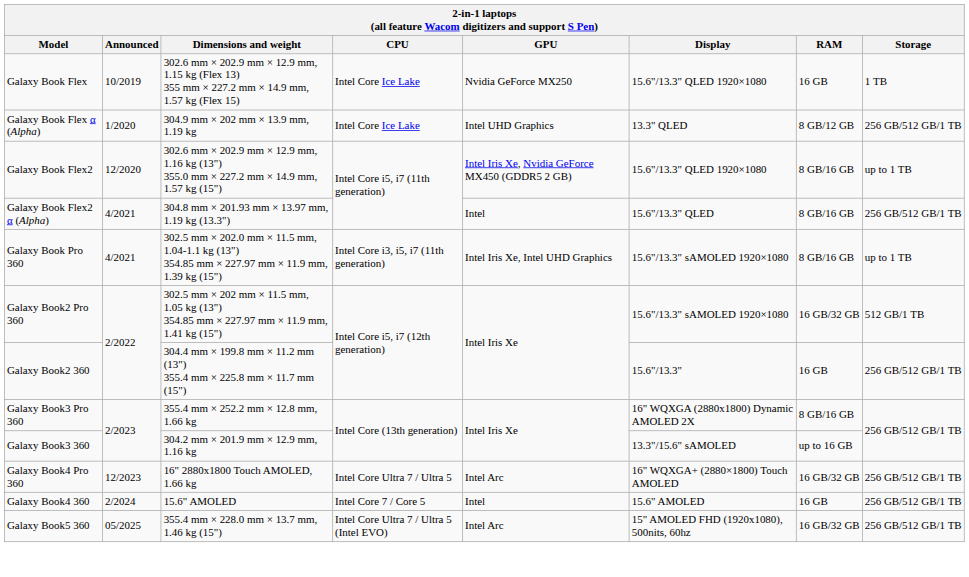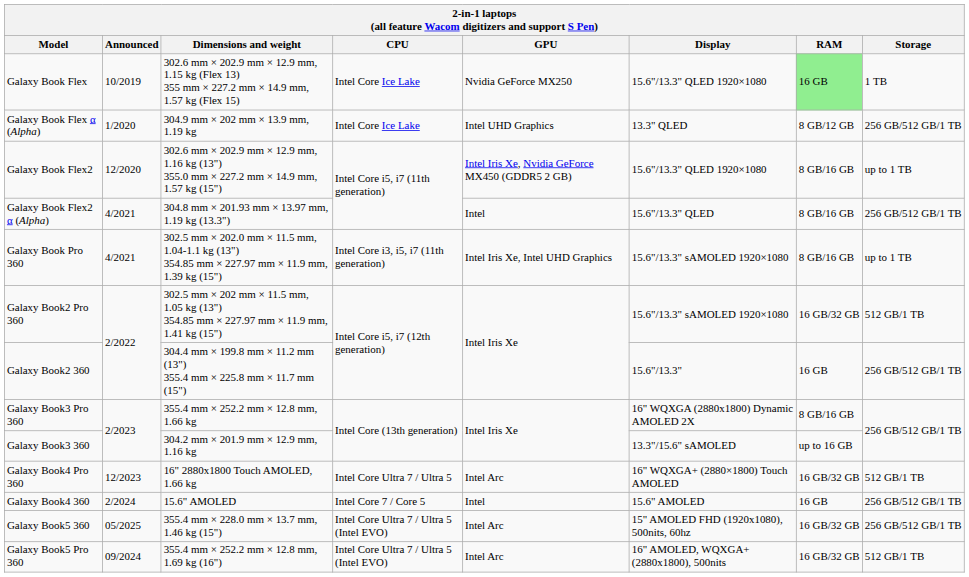(813, 82) no background -> (813, 82) lightgreen background
(913, 477) 256 GB/512 GB/1 TB -> (895, 477) 512 GB/1 TB
+ row: (48, 557)
